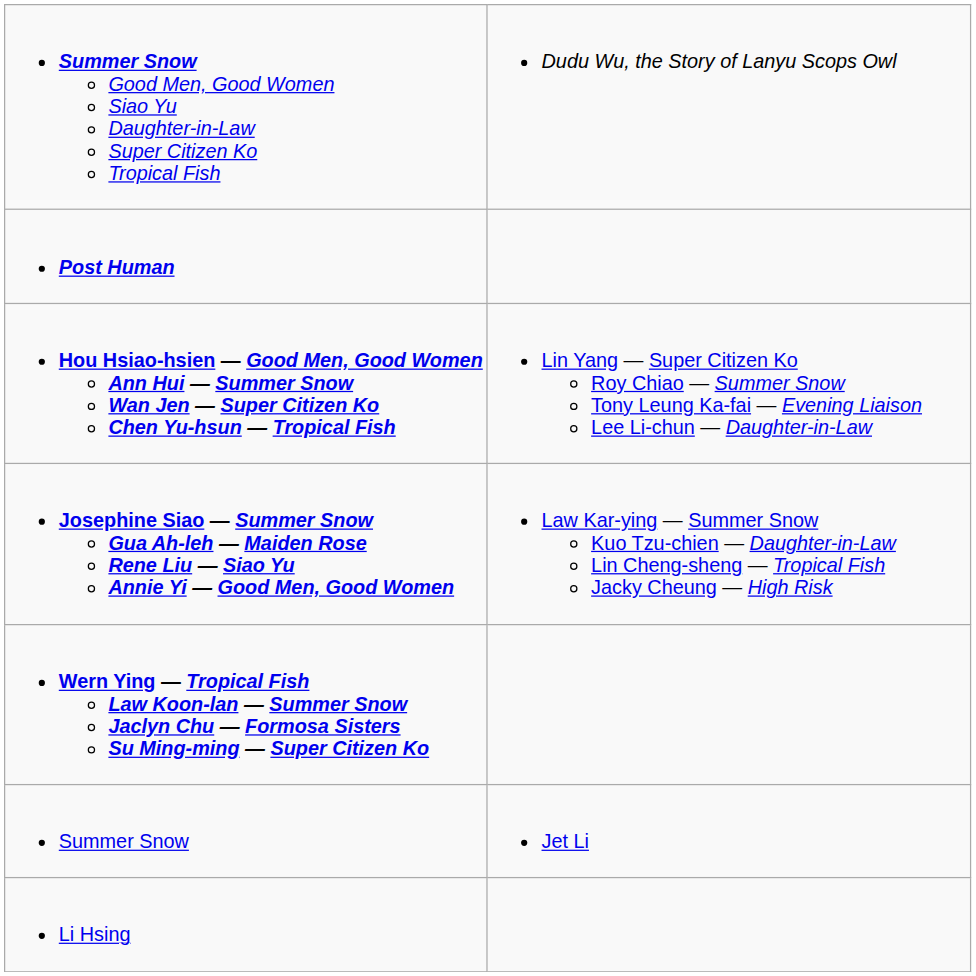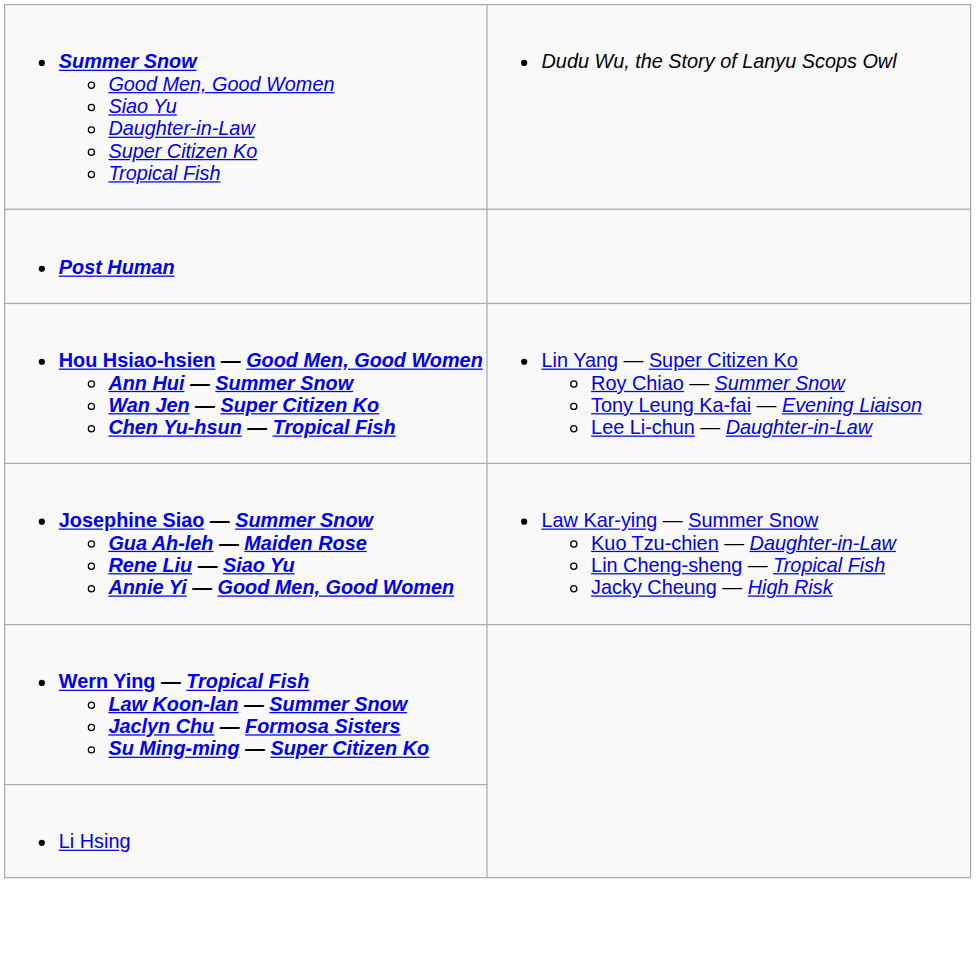- row: (246, 842)
